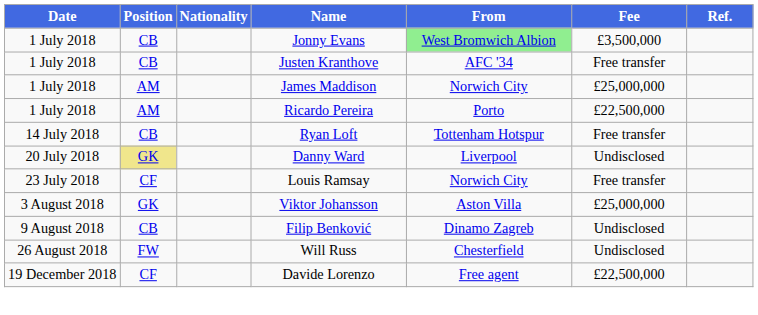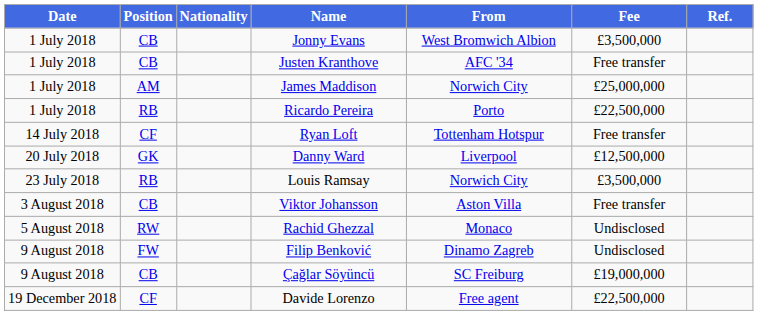(489, 40) lightgreen background -> (489, 40) no background
(148, 110) AM -> (148, 110) RB
(148, 134) CB -> (148, 134) CF
(148, 157) khaki background -> (148, 157) no background
(629, 157) Undisclosed -> (629, 157) £12,500,000
(148, 181) CF -> (148, 181) RB
(629, 181) Free transfer -> (629, 181) £3,500,000
(148, 204) GK -> (148, 204) CB
(629, 204) £25,000,000 -> (629, 204) Free transfer
+ row: (329, 228)
(148, 228) CB -> (148, 251) FW
+ row: (329, 275)
- row: (329, 251)
